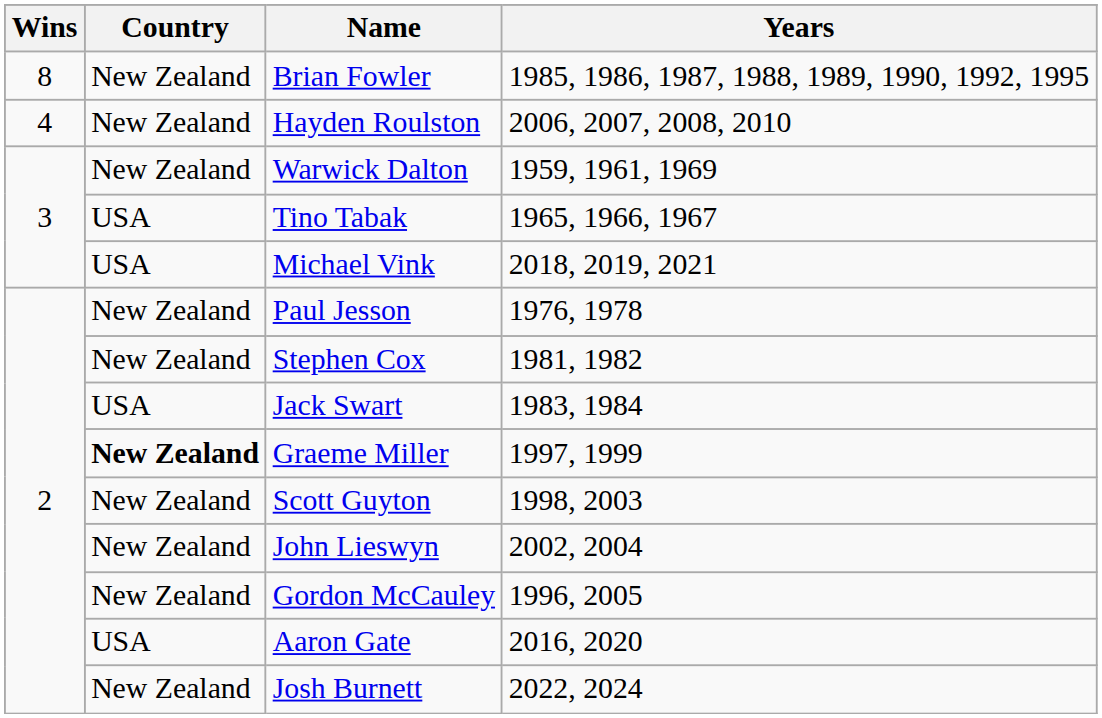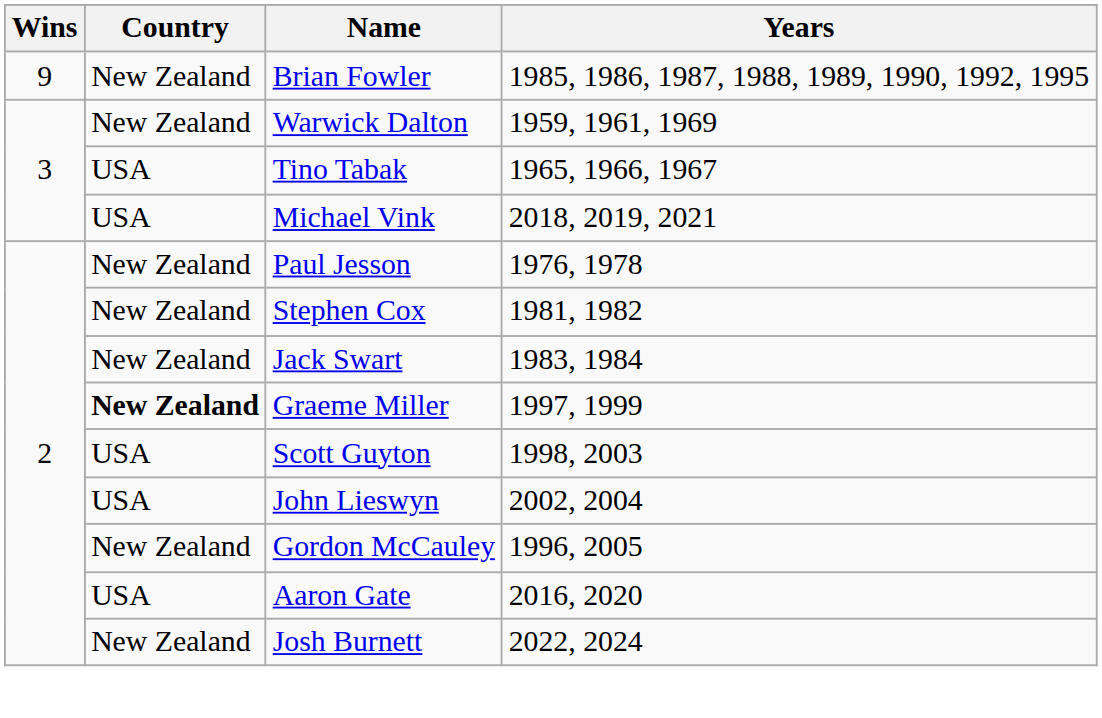(45, 75) 8 -> (45, 75) 9
- row: (376, 122)
(121, 405) USA -> (171, 358) New Zealand
(171, 500) New Zealand -> (121, 452) USA
(171, 547) New Zealand -> (121, 500) USA
